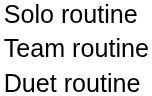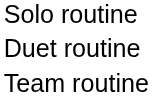rows swapped: (72, 83) <-> (76, 49)
